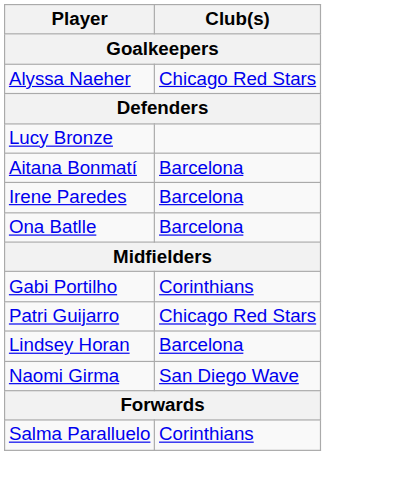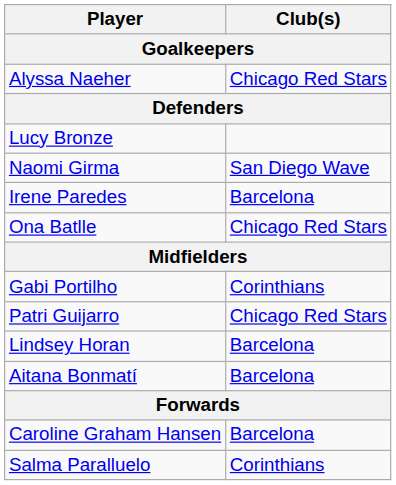rows swapped: (64, 375) <-> (73, 167)
(201, 227) Barcelona -> (308, 227) Chicago Red Stars
+ row: (115, 434)
